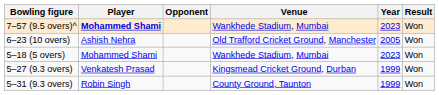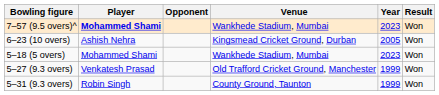(294, 41) Old Trafford Cricket Ground, Manchester -> (284, 41) Kingsmead Cricket Ground, Durban
(284, 69) Kingsmead Cricket Ground, Durban -> (294, 69) Old Trafford Cricket Ground, Manchester
